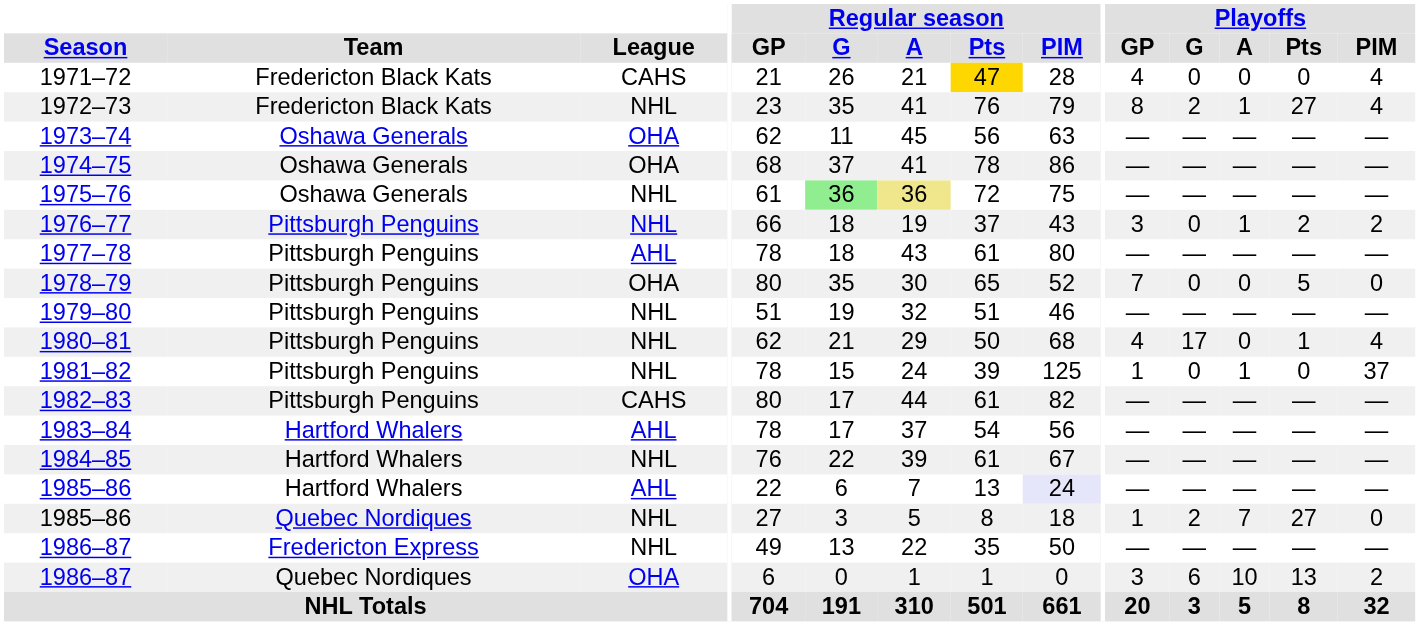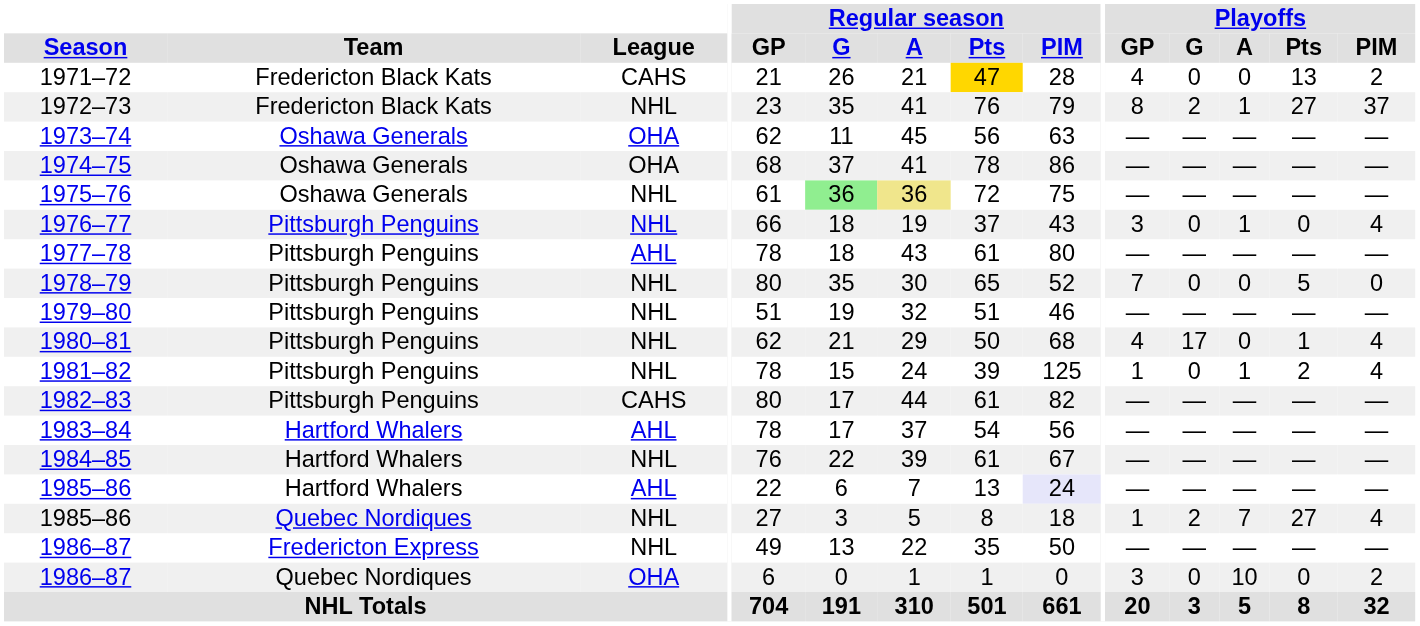(1304, 77) 0 -> (1304, 77) 13
(1377, 77) 4 -> (1377, 77) 2
(1377, 106) 4 -> (1377, 106) 37
(1304, 224) 2 -> (1304, 224) 0
(1377, 224) 2 -> (1377, 224) 4
(654, 283) OHA -> (654, 283) NHL
(1304, 371) 0 -> (1304, 371) 2
(1377, 371) 37 -> (1377, 371) 4
(1377, 518) 0 -> (1377, 518) 4
(1194, 577) 6 -> (1194, 577) 0
(1304, 577) 13 -> (1304, 577) 0
